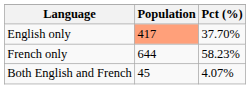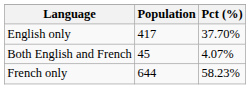(147, 34) lightsalmon background -> (147, 34) no background
rows swapped: (37, 53) <-> (69, 73)
